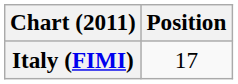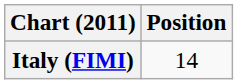(186, 59) 17 -> (186, 59) 14
